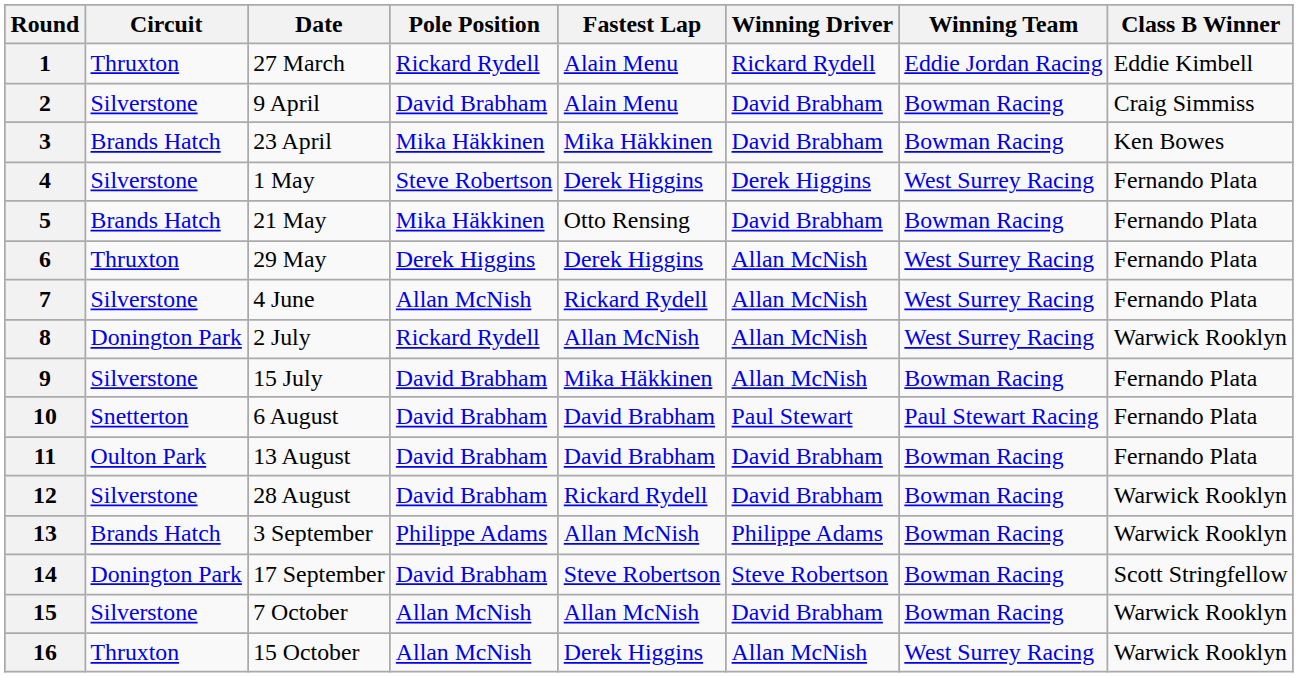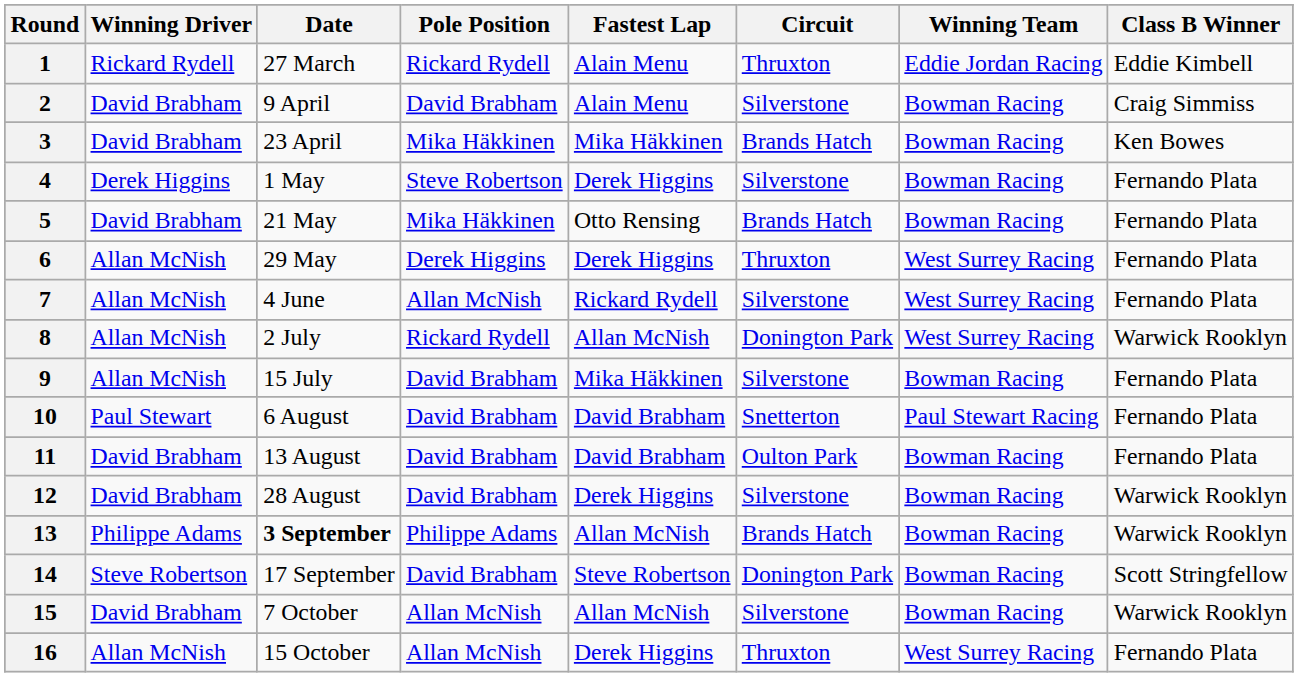columns swapped: (166, 23) <-> (812, 23)
(999, 180) West Surrey Racing -> (984, 180) Bowman Racing
(636, 494) Rickard Rydell -> (644, 494) Derek Higgins
(313, 534) normal -> (327, 534) bold
(1200, 651) Warwick Rooklyn -> (1186, 651) Fernando Plata
